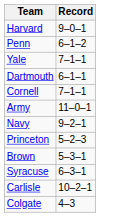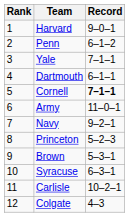+ column: (19, 12)
(72, 92) normal -> (102, 92) bold
